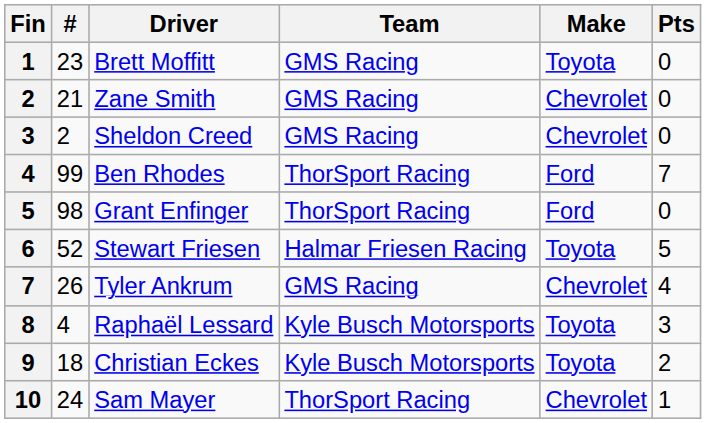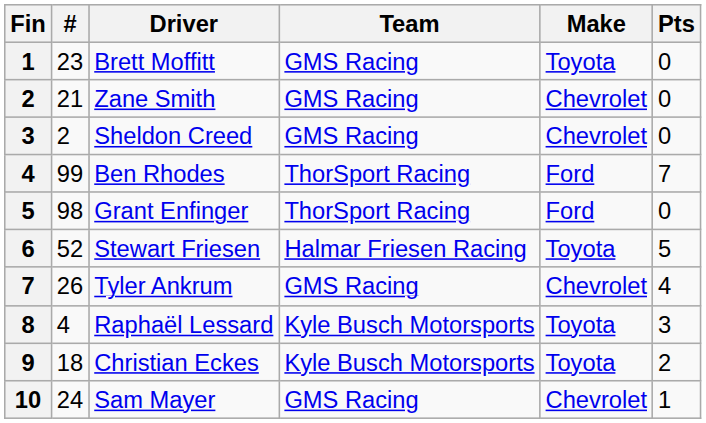(377, 399) ThorSport Racing -> (352, 399) GMS Racing
